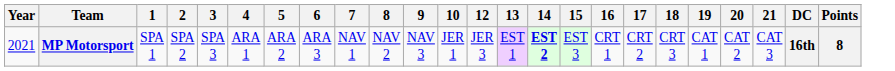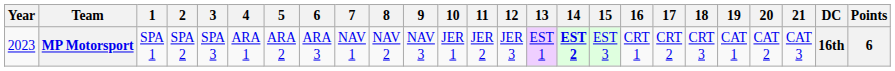+ column: (482, 15)
(21, 46) 2021 -> (21, 46) 2023
(840, 46) 8 -> (869, 46) 6
